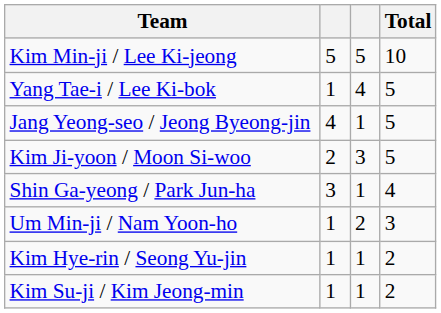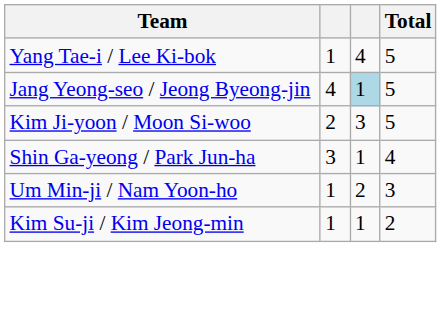- row: (123, 55)
(360, 122) no background -> (360, 88) lightblue background
- row: (128, 257)
